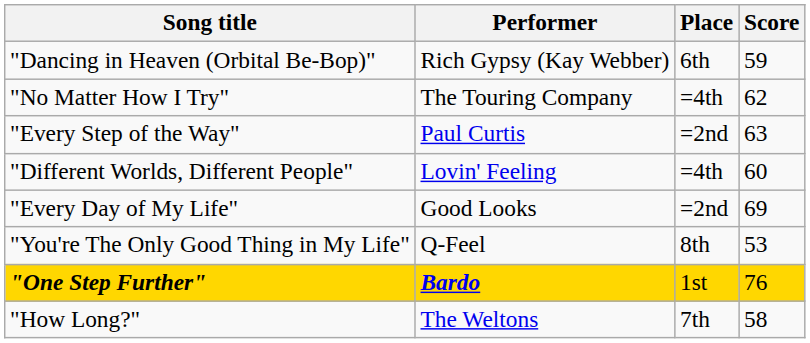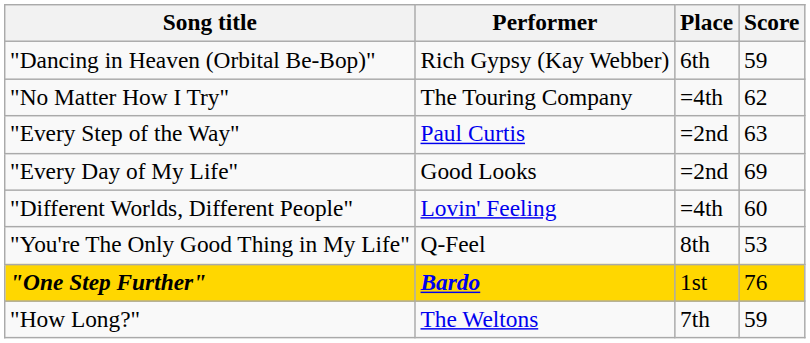rows swapped: (182, 171) <-> (124, 208)
(756, 319) 58 -> (756, 319) 59
